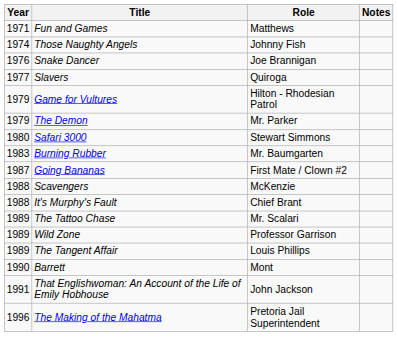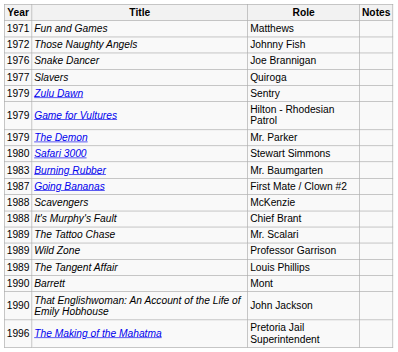(18, 45) 1974 -> (18, 45) 1972
+ row: (59, 93)
(18, 289) 1991 -> (18, 305) 1990
